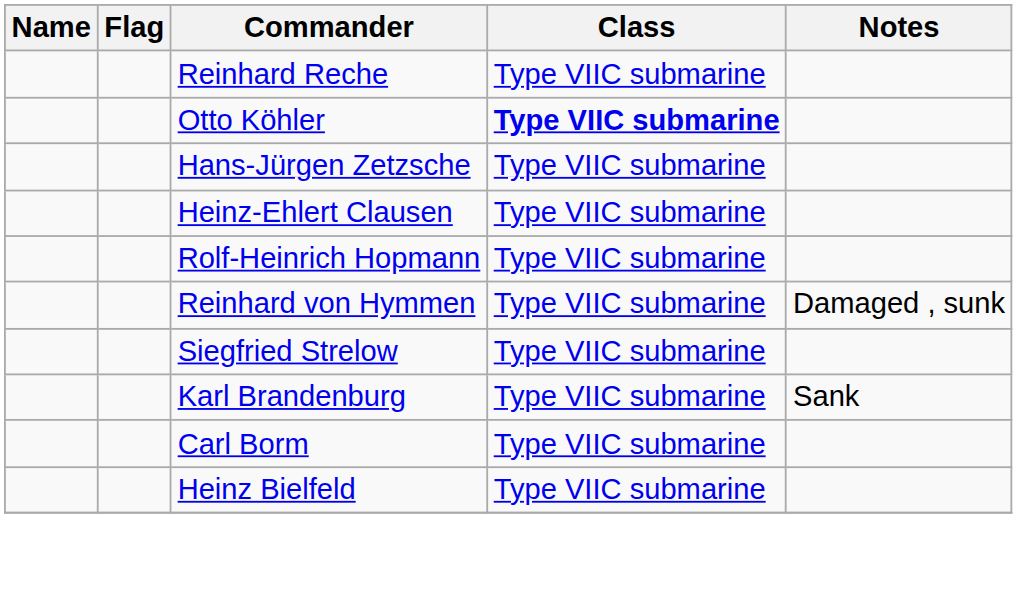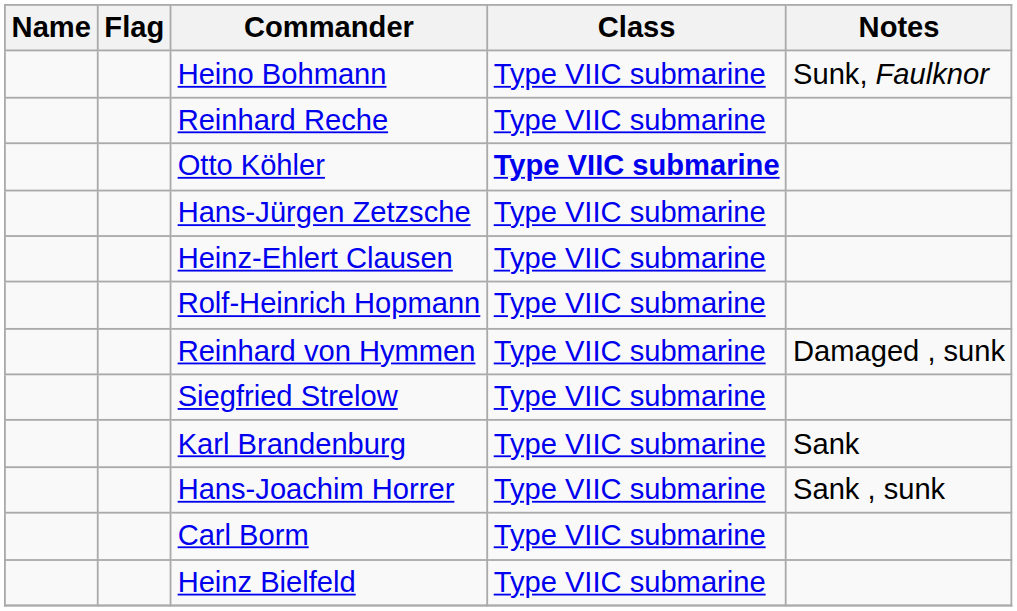+ row: (282, 73)
+ row: (316, 489)
